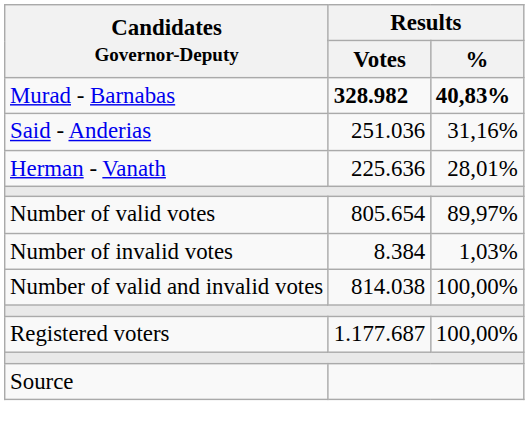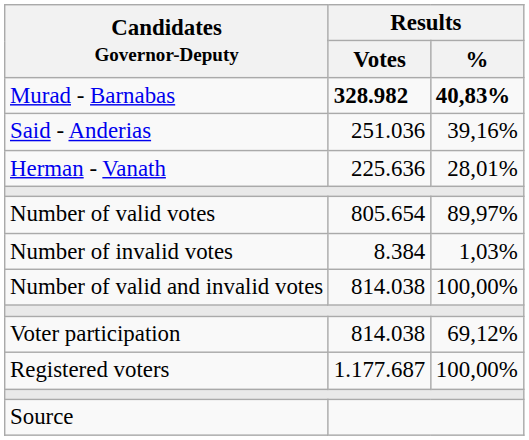(483, 131) 31,16% -> (483, 131) 39,16%
+ row: (95, 334)
